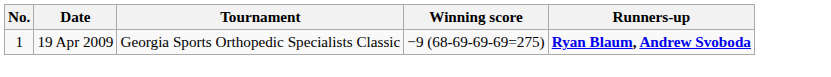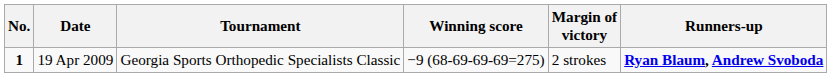+ column: (584, 26)
(19, 42) normal -> (19, 60) bold
